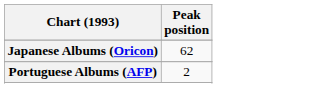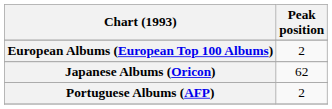+ row: (140, 51)
